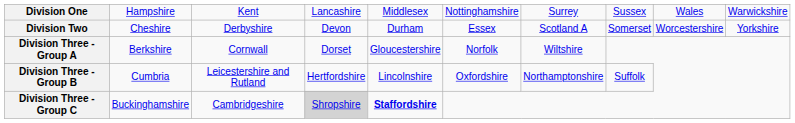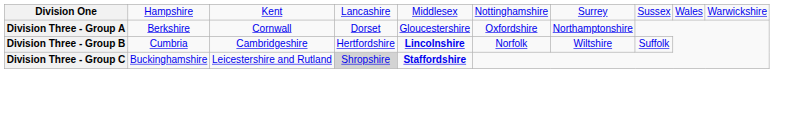- row: (57, 28)
(482, 50) Norfolk -> (511, 28) Oxfordshire
(563, 50) Wiltshire -> (593, 28) Northamptonshire
(248, 77) Leicestershire and Rutland -> (272, 44) Cambridgeshire
(405, 77) normal -> (435, 44) bold
(482, 77) Oxfordshire -> (511, 44) Norfolk
(563, 77) Northamptonshire -> (593, 44) Wiltshire
(248, 104) Cambridgeshire -> (272, 60) Leicestershire and Rutland
